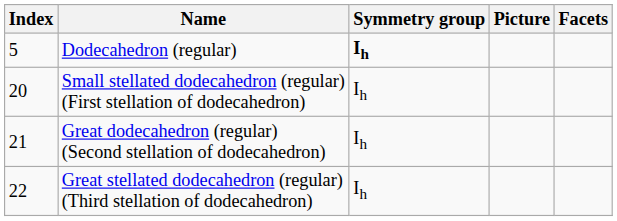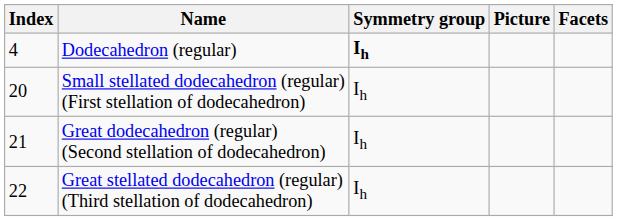(13, 50) 5 -> (13, 50) 4
